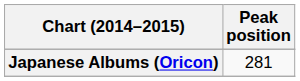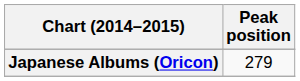(259, 62) 281 -> (259, 62) 279
